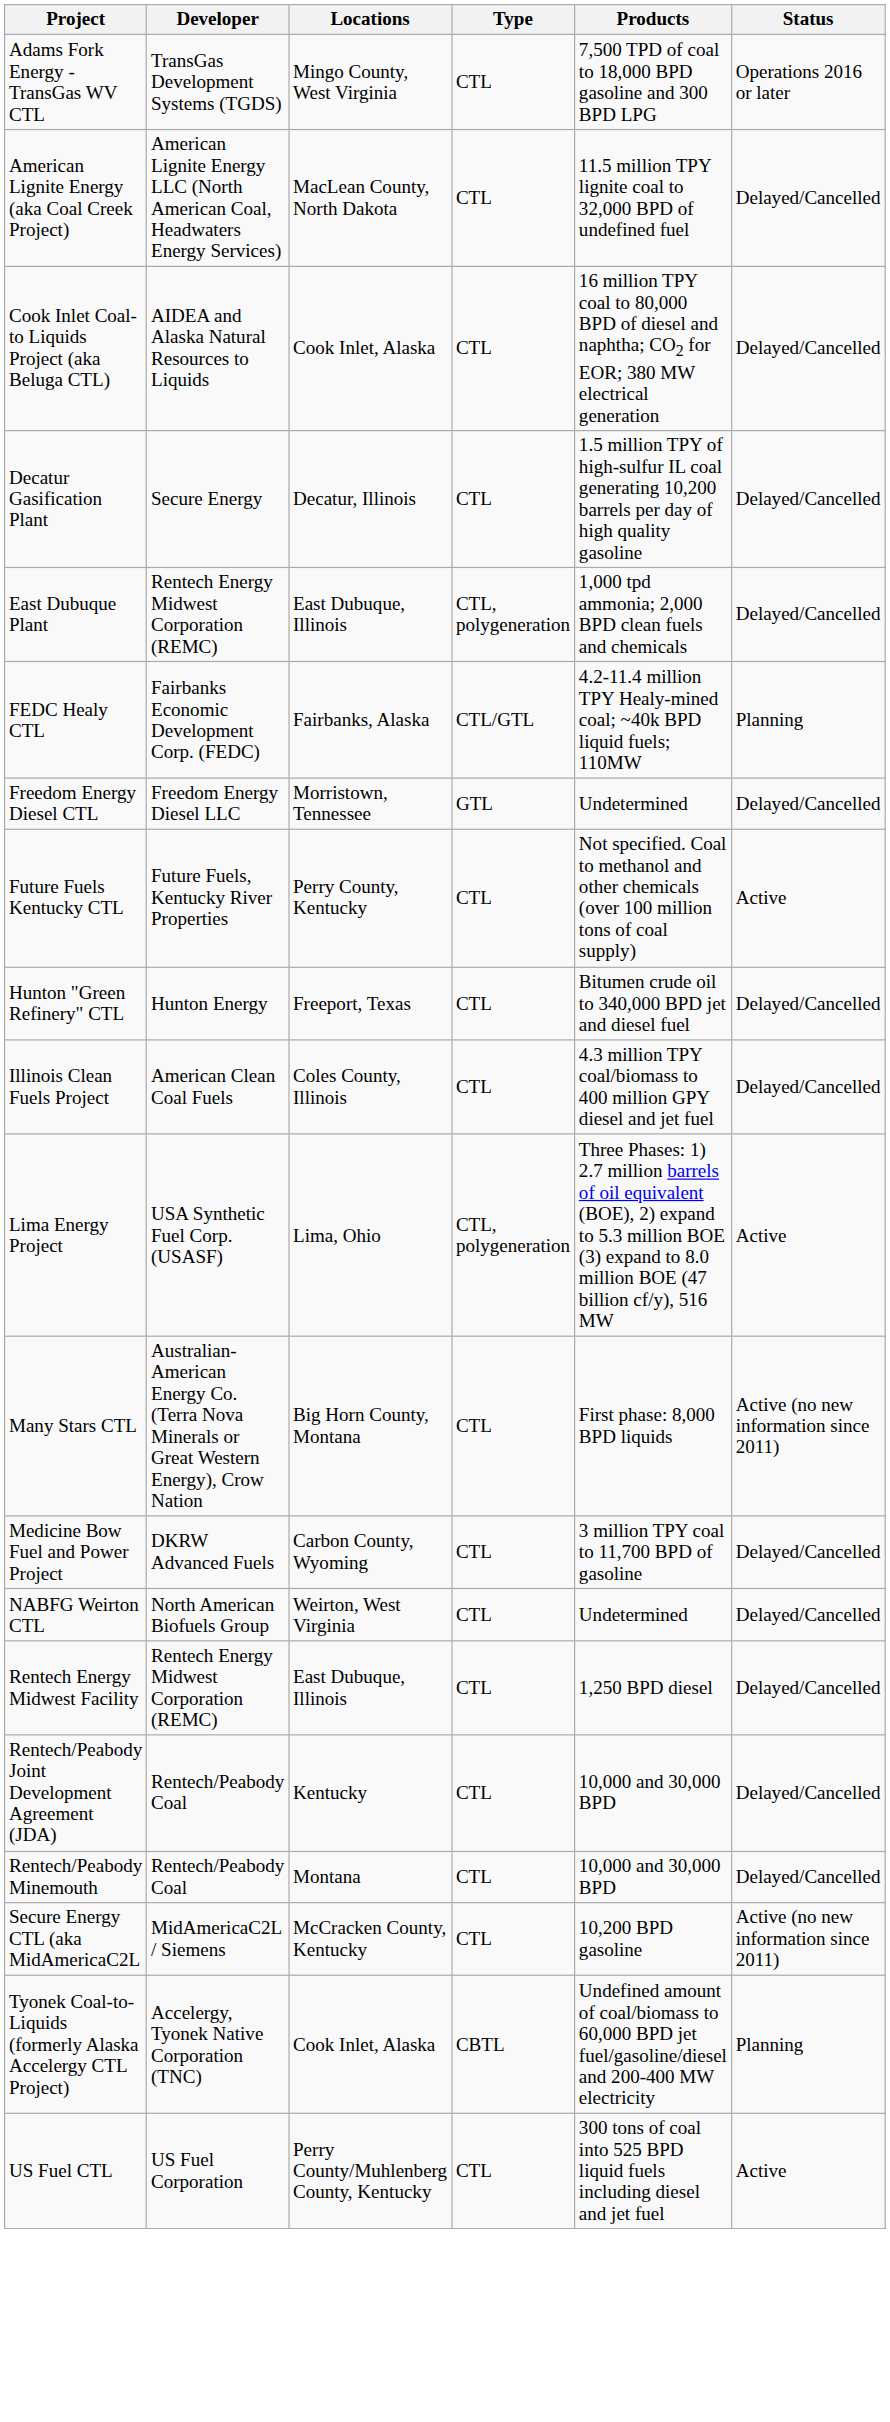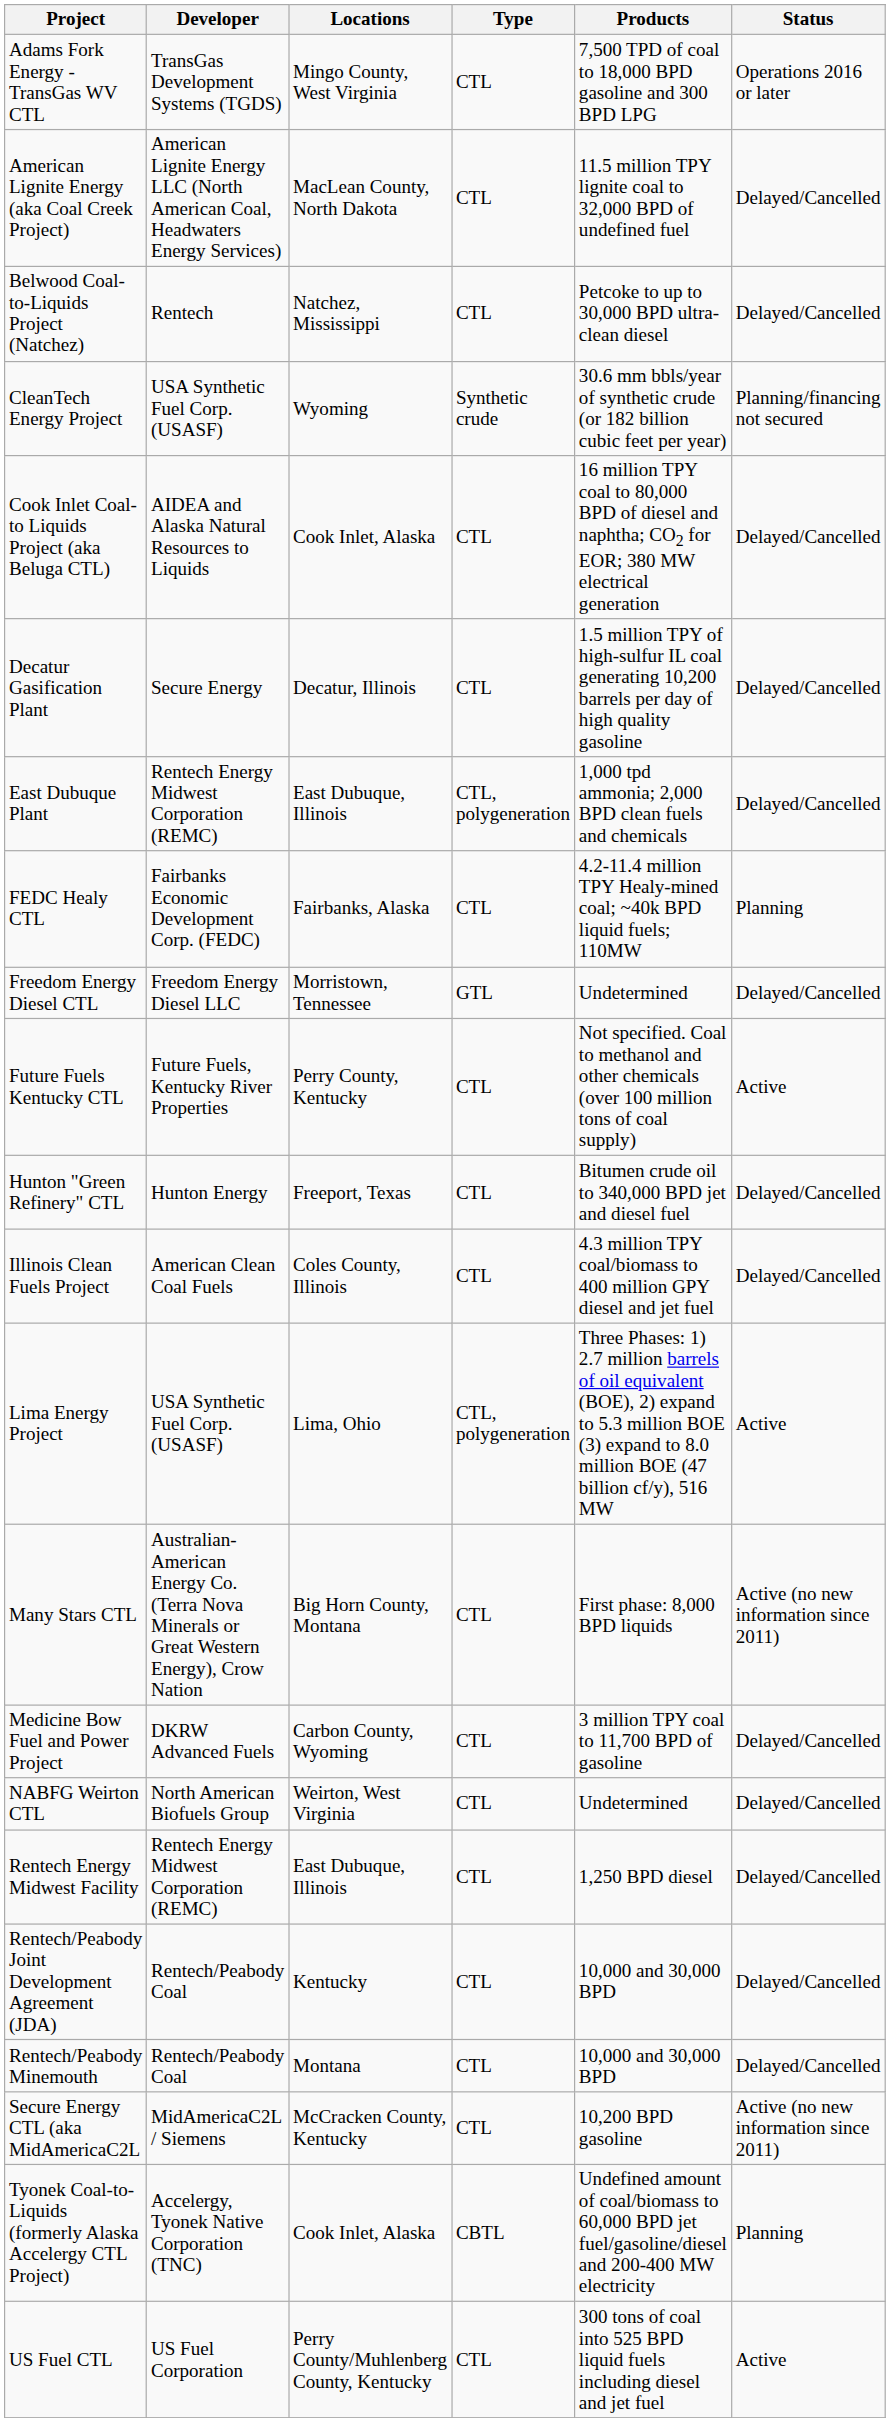+ row: (67, 313)
+ row: (66, 408)
(495, 719) CTL/GTL -> (474, 908) CTL
